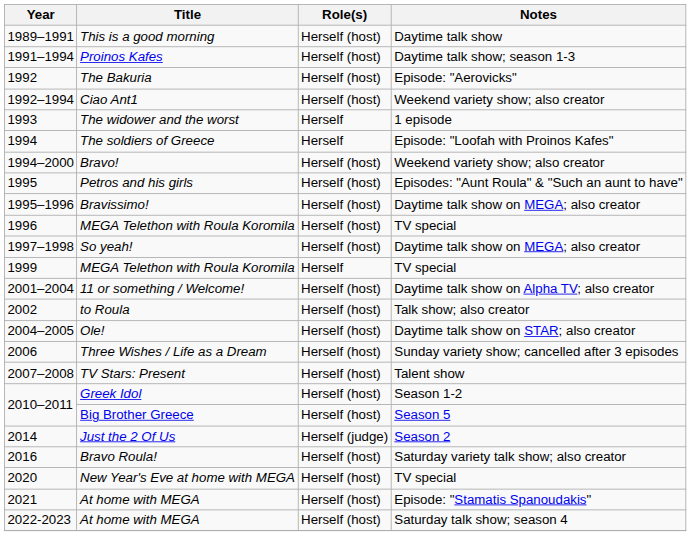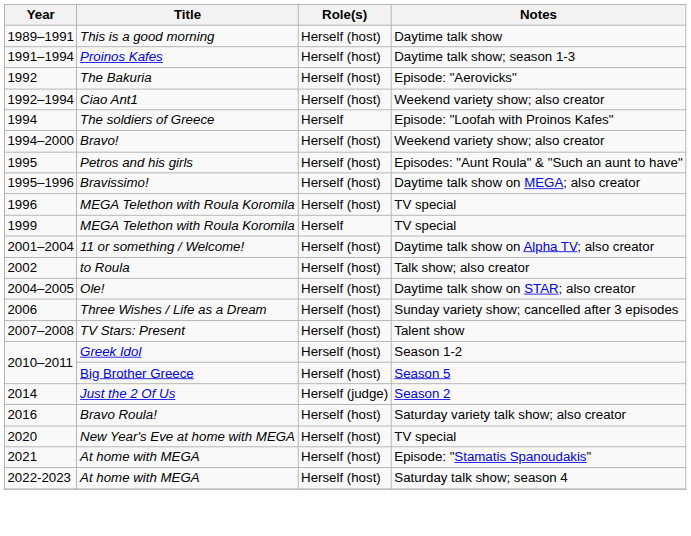- row: (22, 120)
- row: (41, 246)
